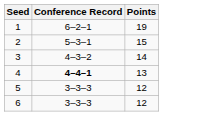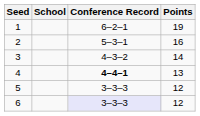+ column: (50, 12)
(142, 42) 15 -> (178, 42) 16
(78, 103) no background -> (115, 103) lavender background
